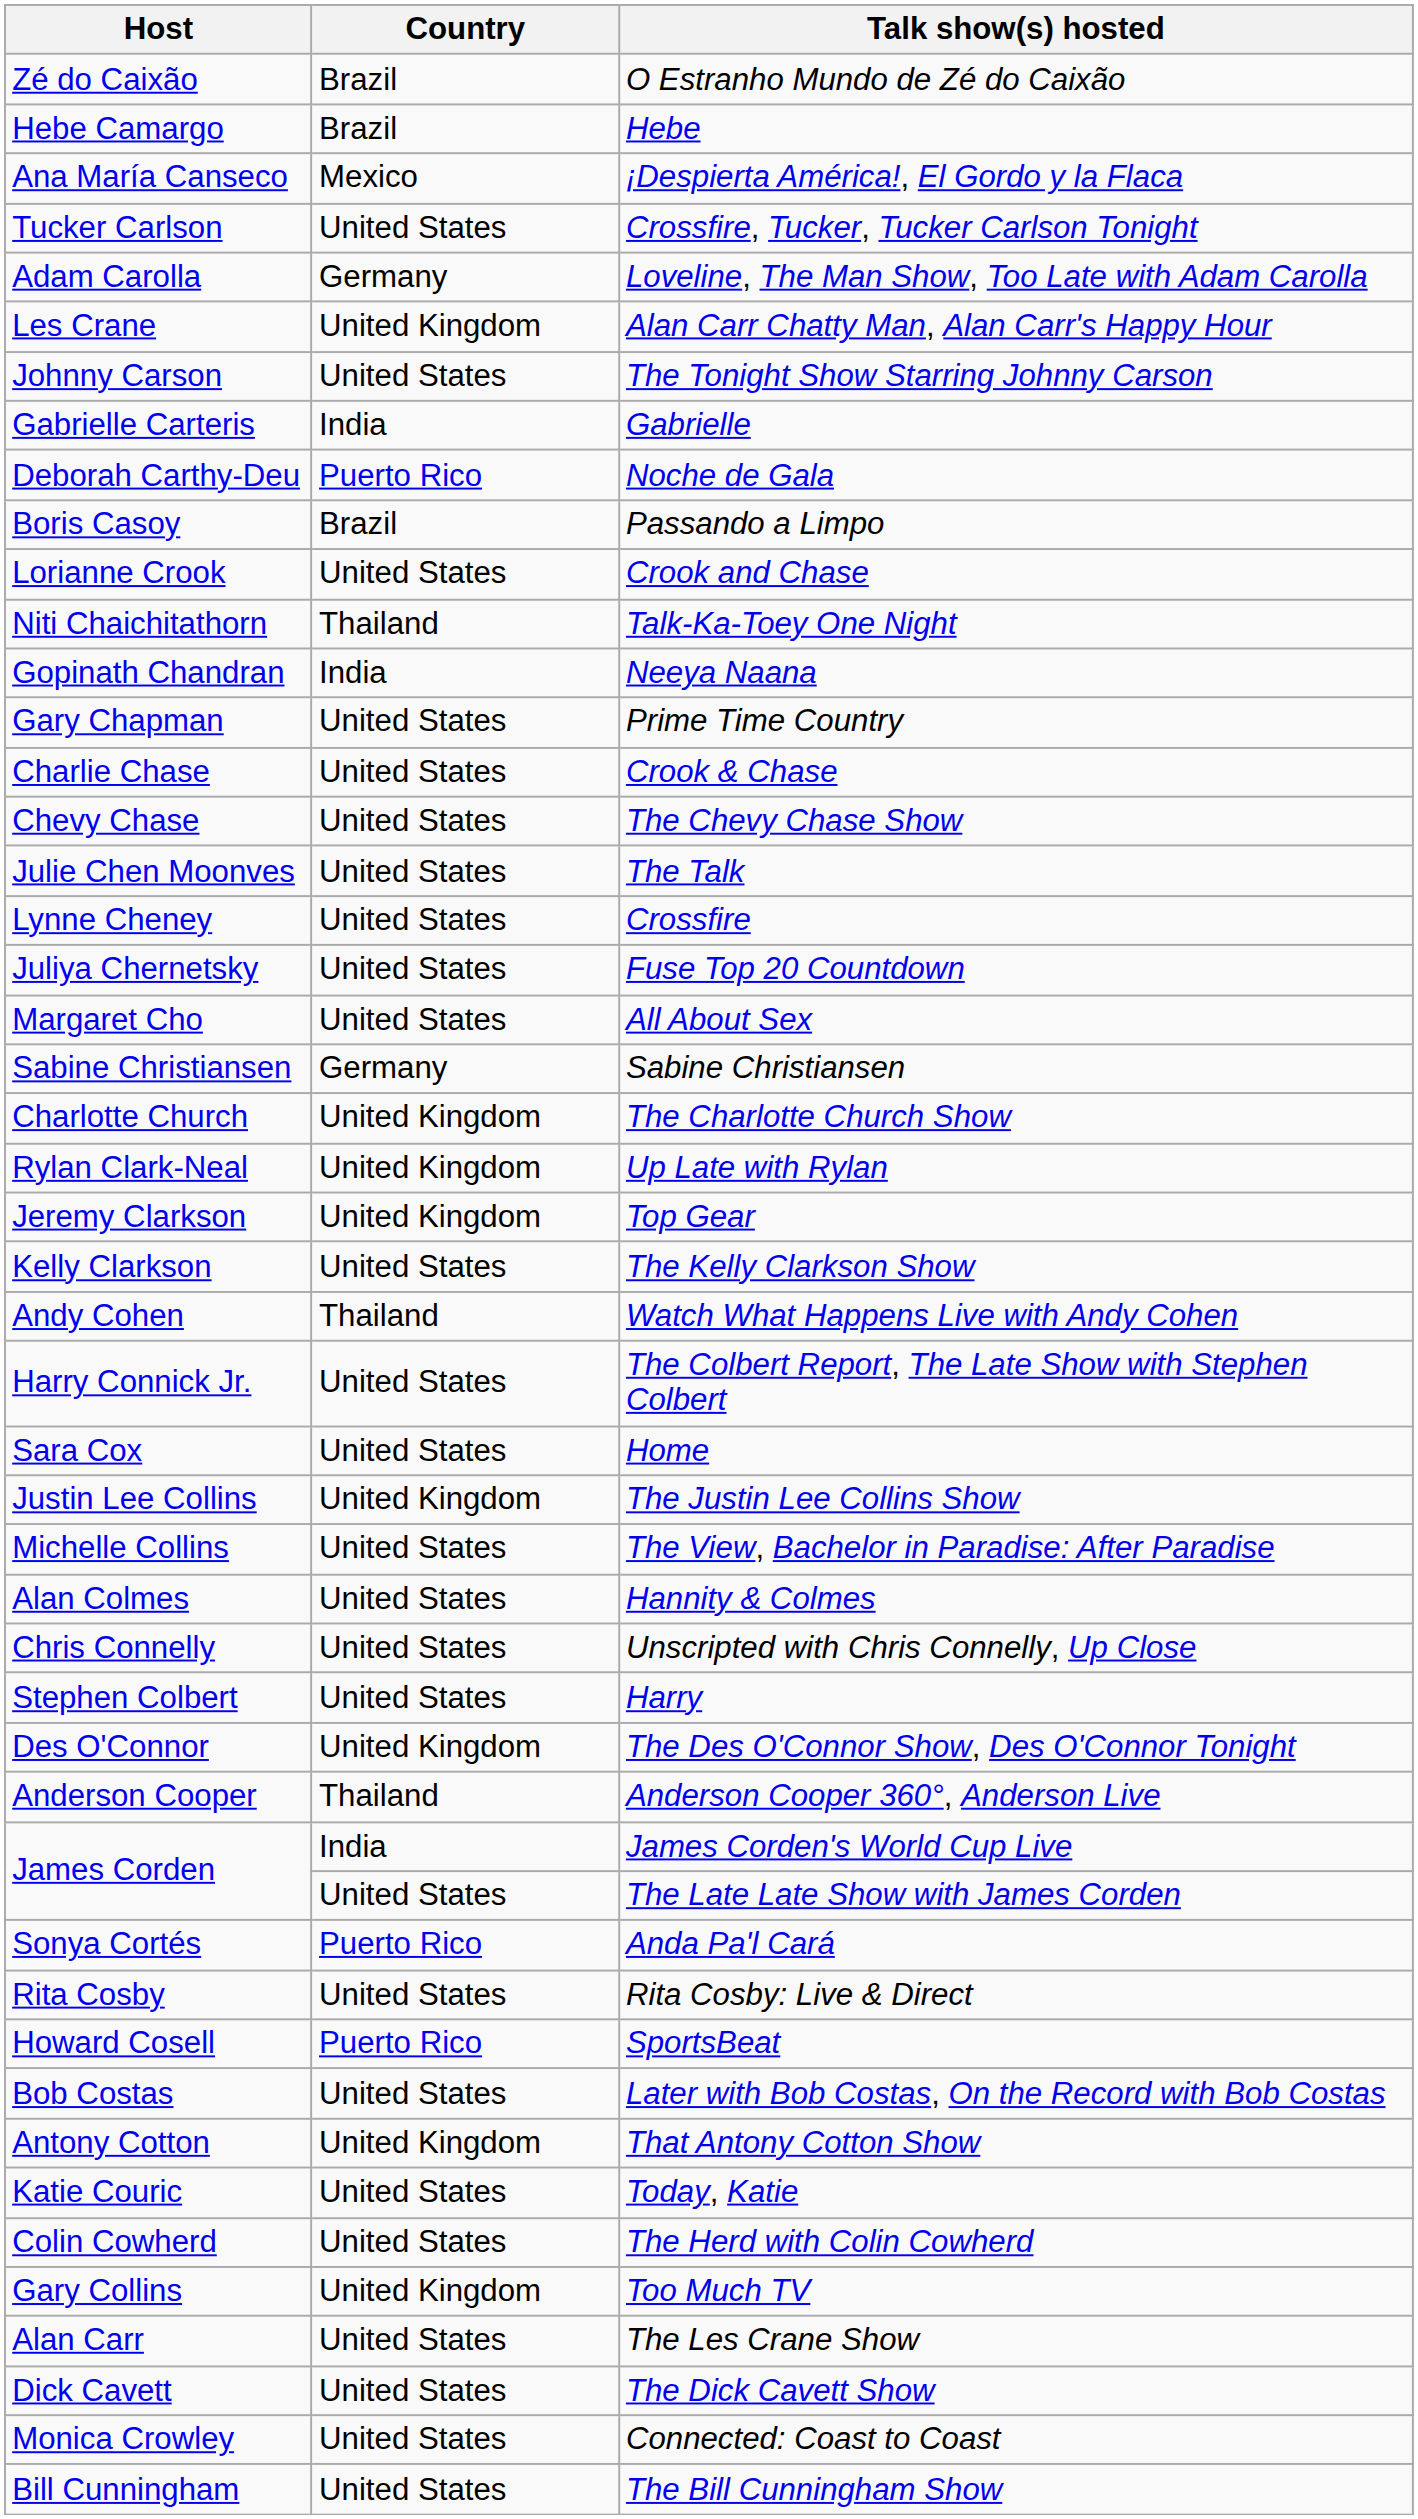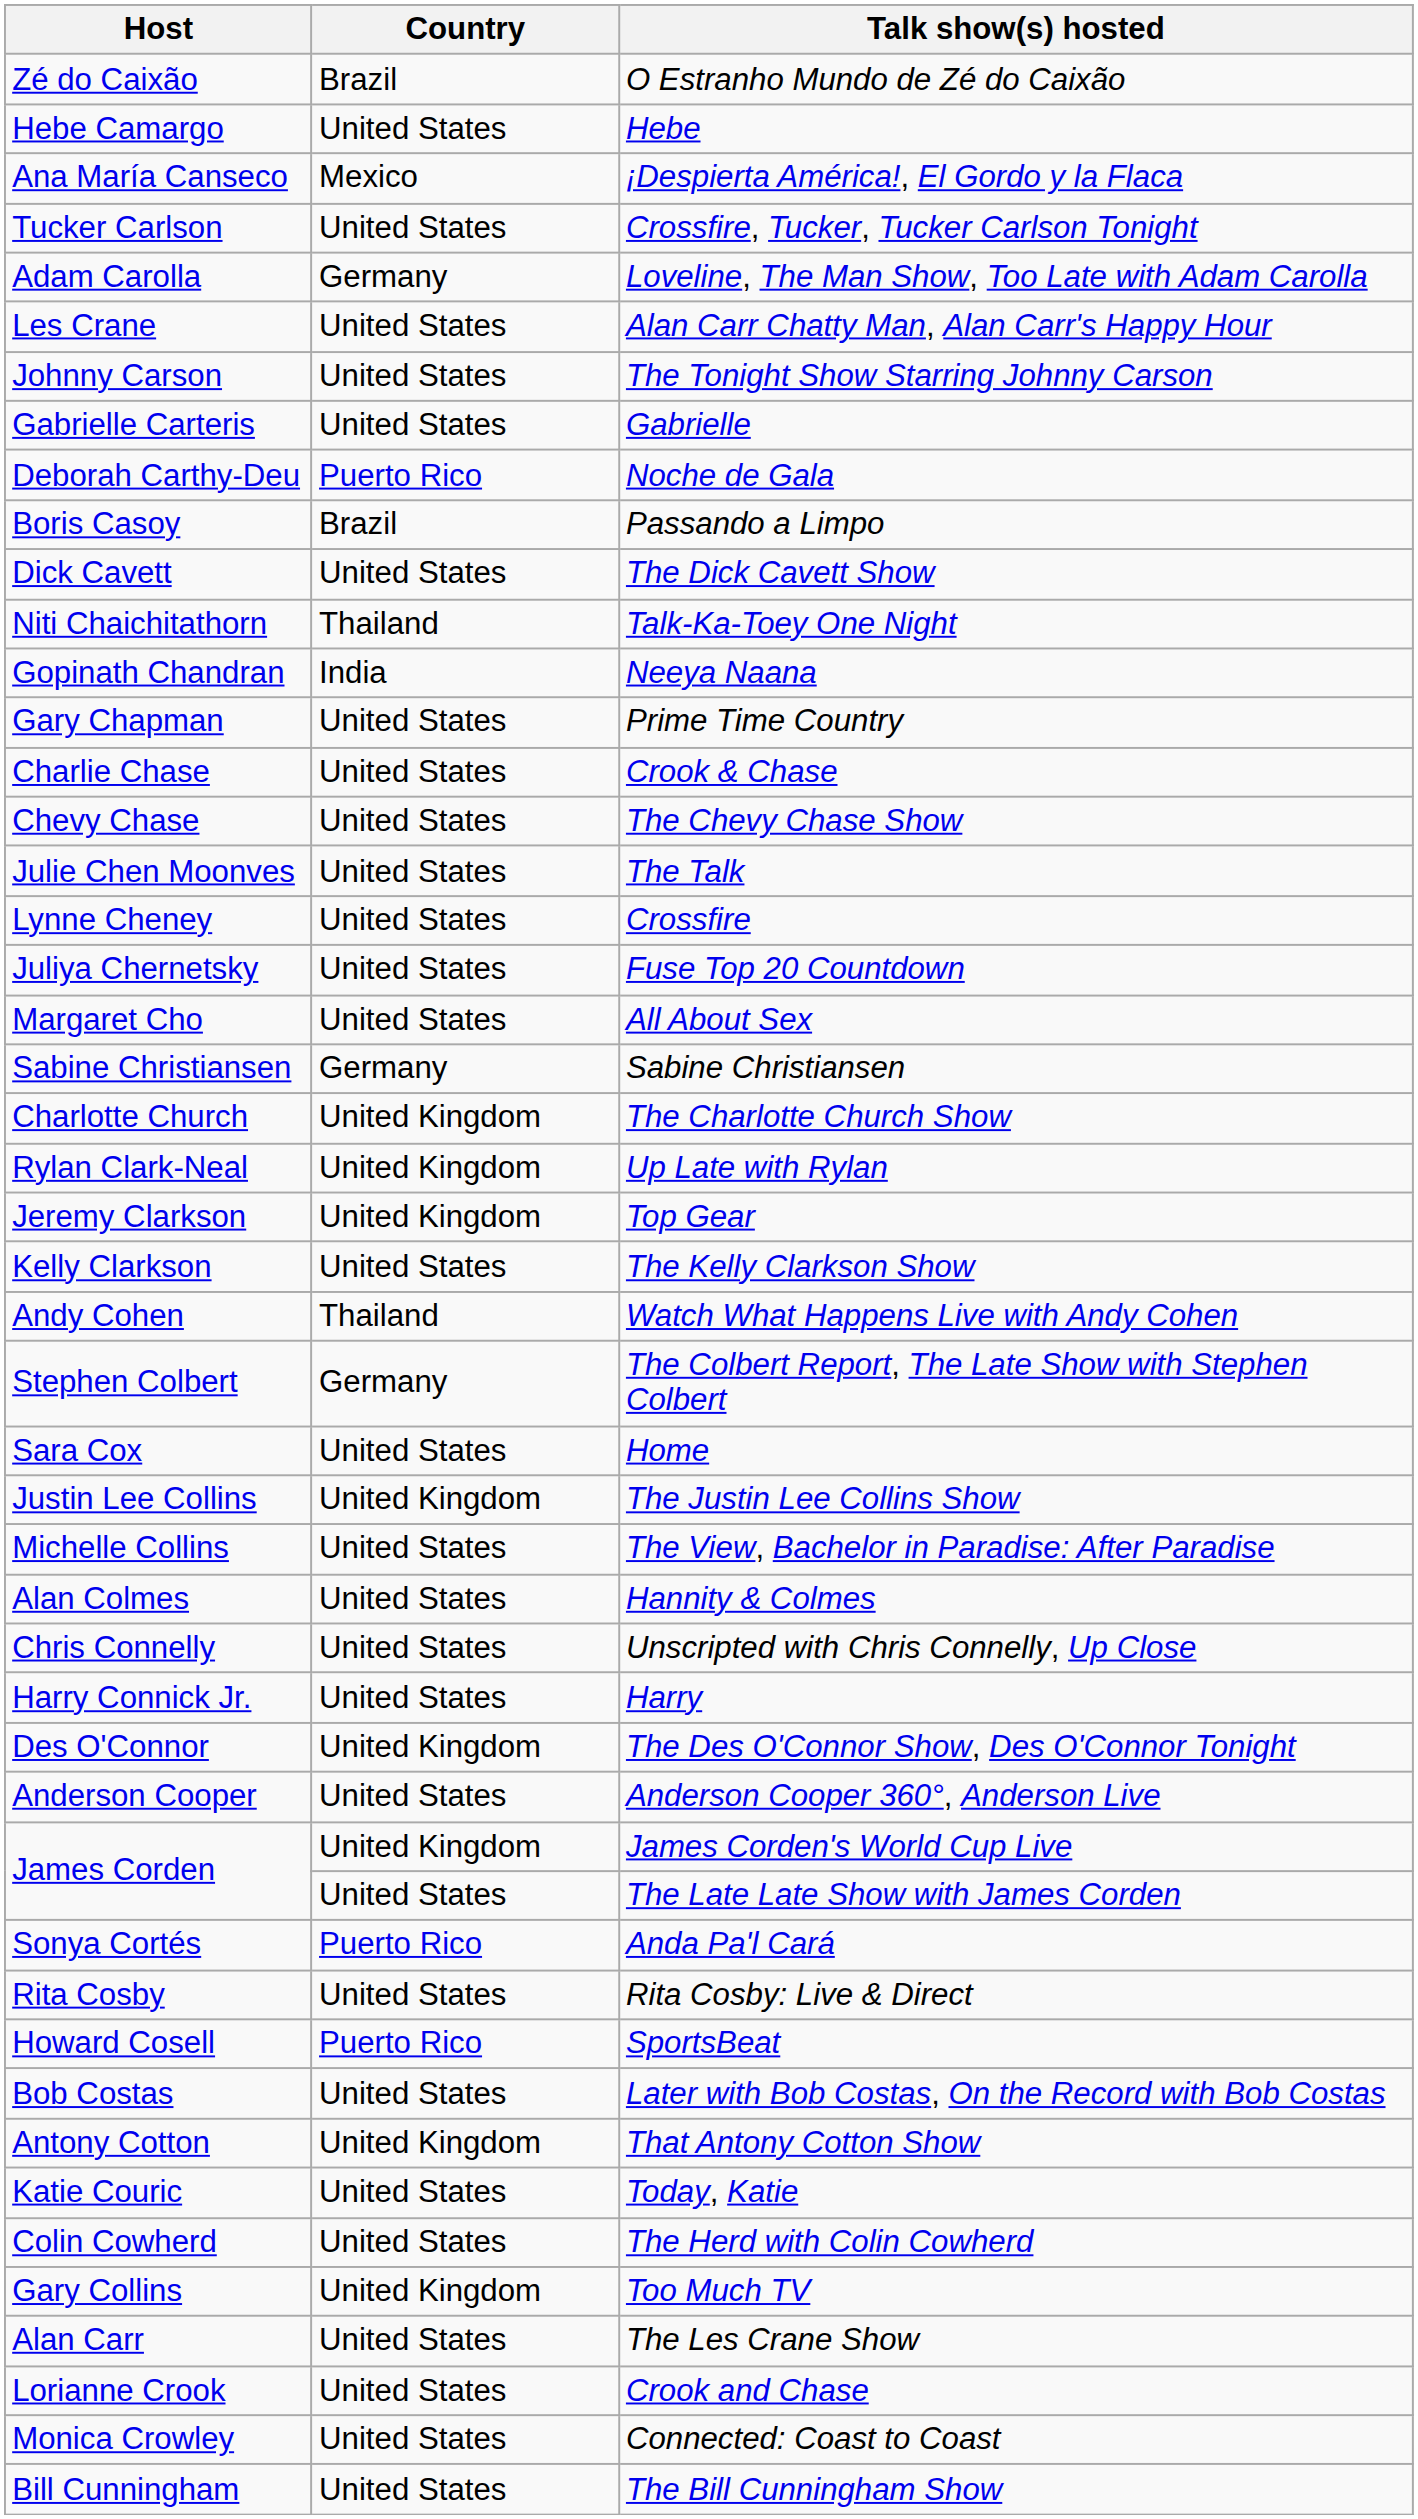(358, 128) Brazil -> (413, 128) United States
(430, 326) United Kingdom -> (413, 326) United States
(353, 425) India -> (413, 425) United States
rows swapped: (780, 2389) <-> (747, 573)
(132, 1382) Harry Connick Jr. -> (125, 1382) Stephen Colbert
(413, 1382) United States -> (383, 1382) Germany
(125, 1697) Stephen Colbert -> (132, 1697) Harry Connick Jr.
(379, 1796) Thailand -> (413, 1796) United States
(353, 1845) India -> (430, 1845) United Kingdom
